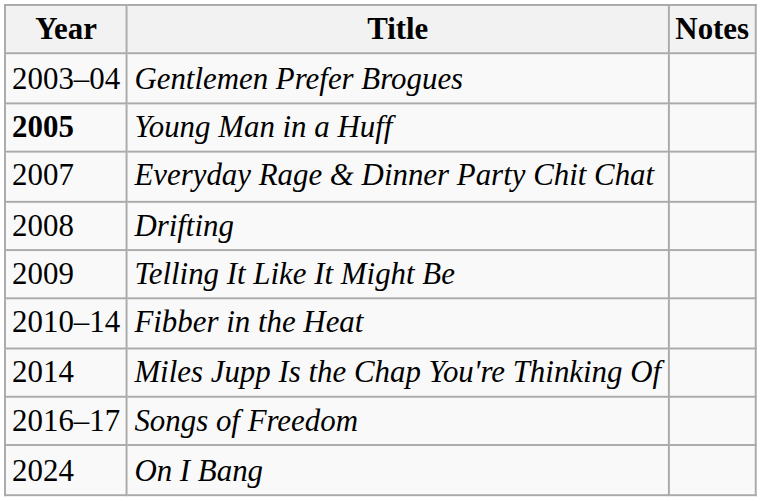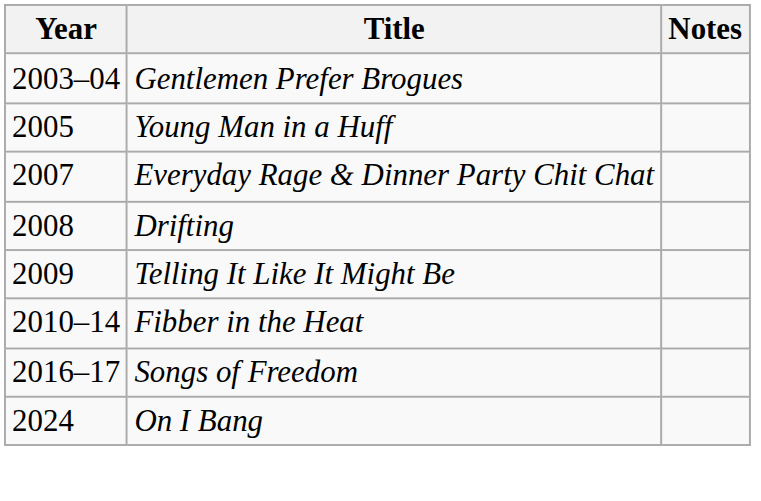(43, 126) bold -> (43, 126) normal
- row: (398, 371)
